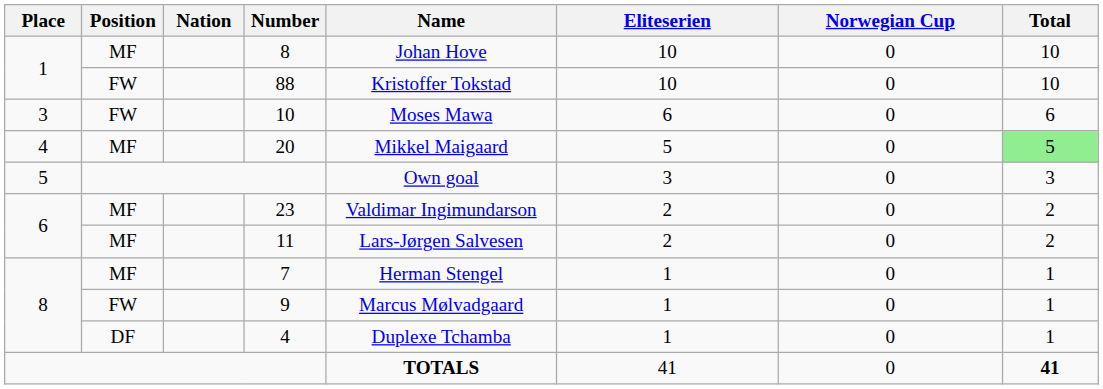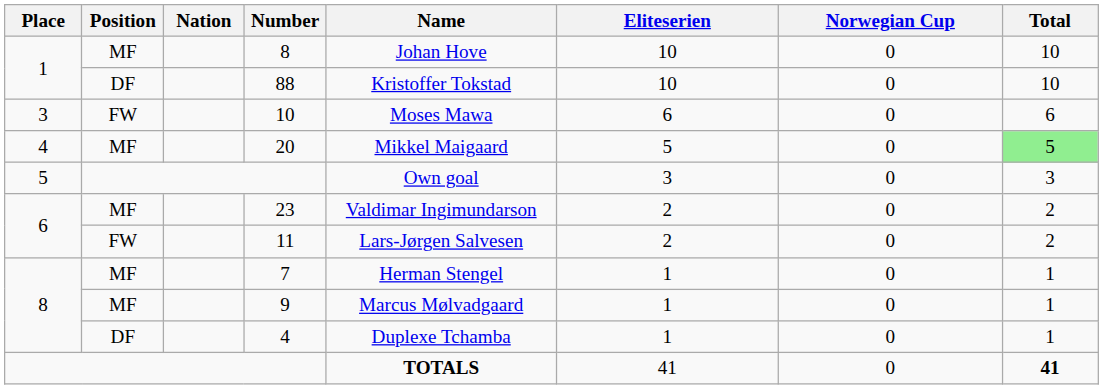(123, 83) FW -> (123, 83) DF
(123, 241) MF -> (123, 241) FW
(123, 304) FW -> (123, 304) MF
